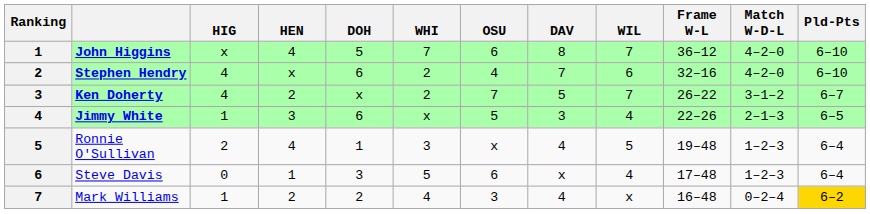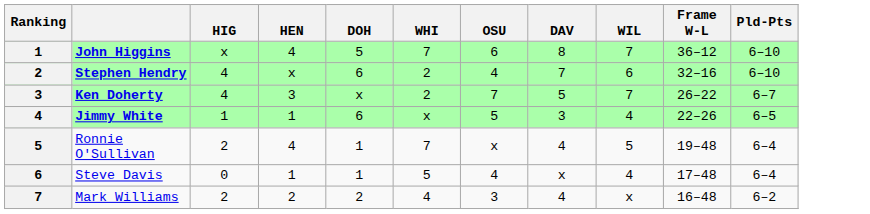- column: (764, 23)
(292, 95) 2 -> (292, 95) 3
(292, 117) 3 -> (292, 117) 1
(427, 146) 3 -> (427, 146) 7
(359, 176) 3 -> (359, 176) 1
(494, 176) 6 -> (494, 176) 4
(224, 197) 1 -> (224, 197) 2
(832, 197) gold background -> (764, 197) no background
